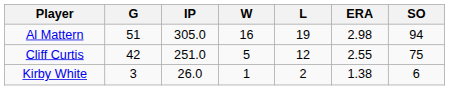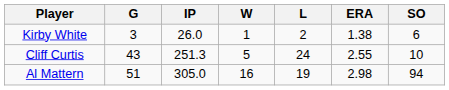rows swapped: (55, 34) <-> (55, 74)
(133, 54) 42 -> (133, 54) 43
(190, 54) 251.0 -> (190, 54) 251.3
(303, 54) 12 -> (303, 54) 24
(416, 54) 75 -> (416, 54) 10
